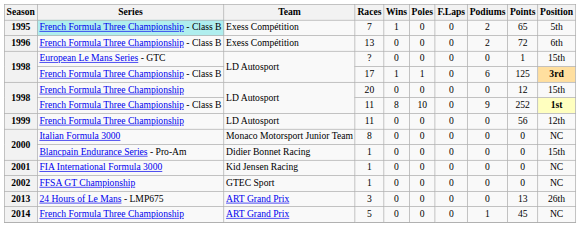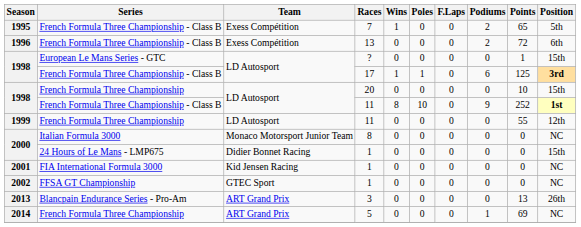(130, 27) paleturquoise background -> (130, 27) no background
(523, 90) 12 -> (523, 90) 10
(523, 121) 56 -> (523, 121) 55
(113, 152) Blancpain Endurance Series - Pro-Am -> (102, 152) 24 Hours of Le Mans - LMP675
(102, 199) 24 Hours of Le Mans - LMP675 -> (113, 199) Blancpain Endurance Series - Pro-Am
(523, 214) 45 -> (523, 214) 69
